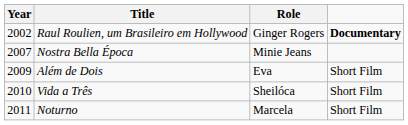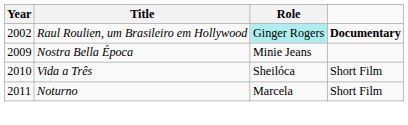(289, 33) no background -> (289, 33) paleturquoise background
(19, 52) 2007 -> (19, 52) 2009
- row: (70, 71)
